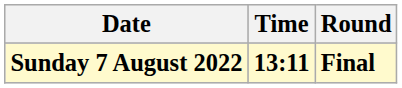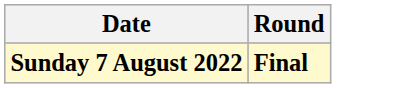- column: (282, 23)
